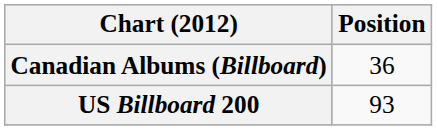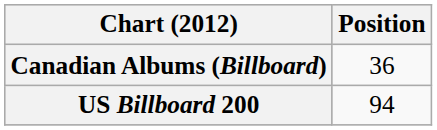(382, 104) 93 -> (382, 104) 94
